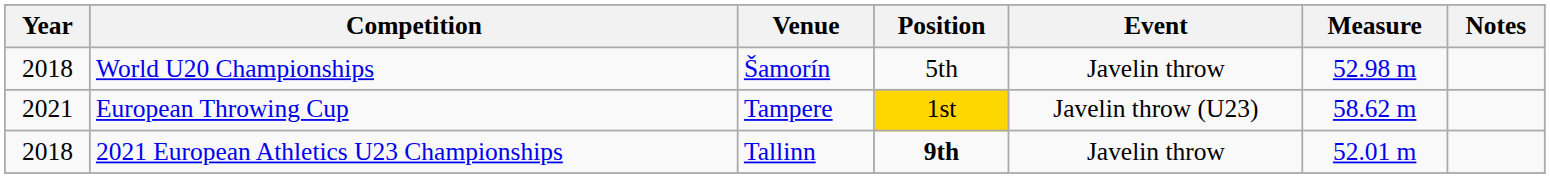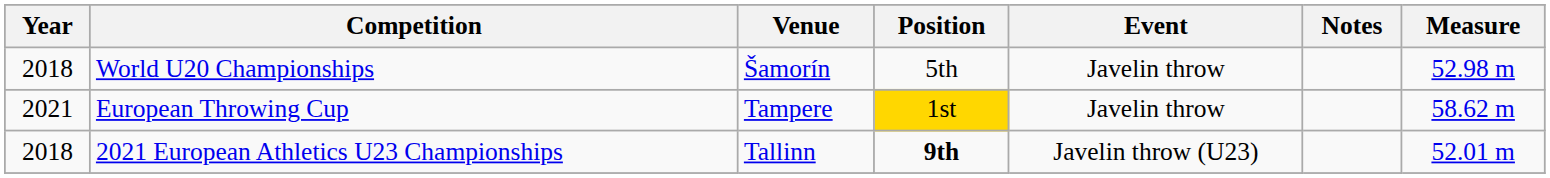columns swapped: (1375, 25) <-> (1496, 25)
(1156, 109) Javelin throw (U23) -> (1156, 109) Javelin throw
(1156, 152) Javelin throw -> (1156, 152) Javelin throw (U23)
